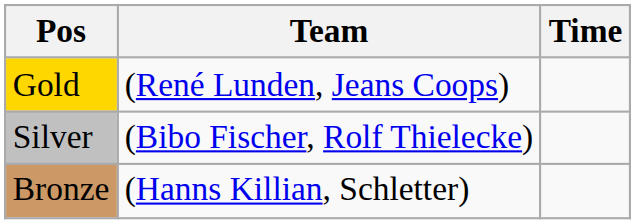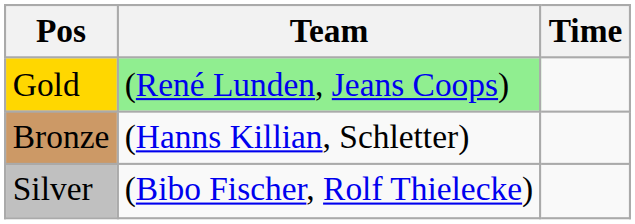(317, 84) no background -> (317, 84) lightgreen background
rows swapped: (53, 137) <-> (61, 190)
